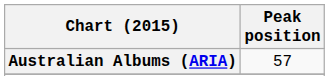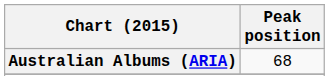(282, 62) 57 -> (282, 62) 68
